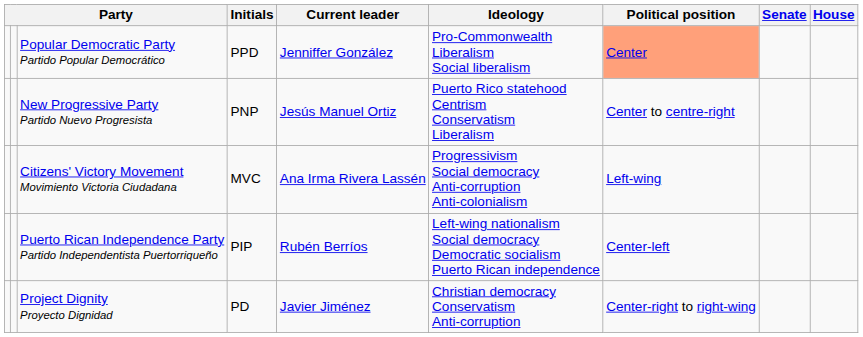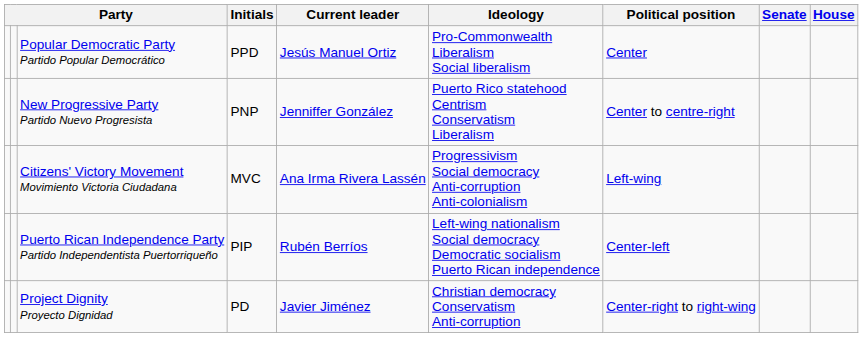(336, 52) Jenniffer González -> (338, 52) Jesús Manuel Ortiz
(627, 52) lightsalmon background -> (627, 52) no background
(338, 111) Jesús Manuel Ortiz -> (336, 111) Jenniffer González
